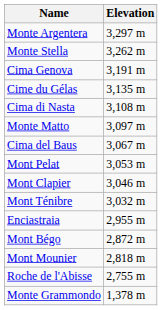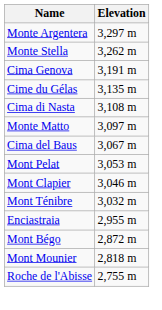- row: (54, 295)
